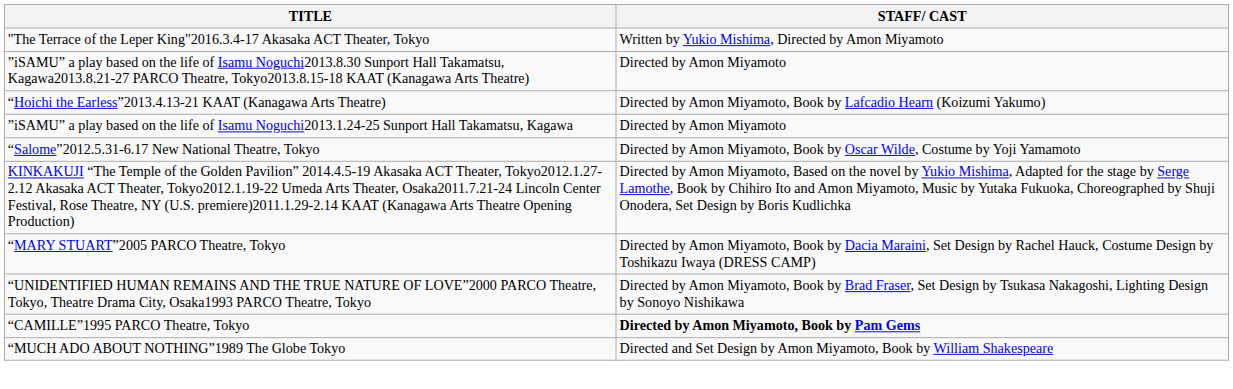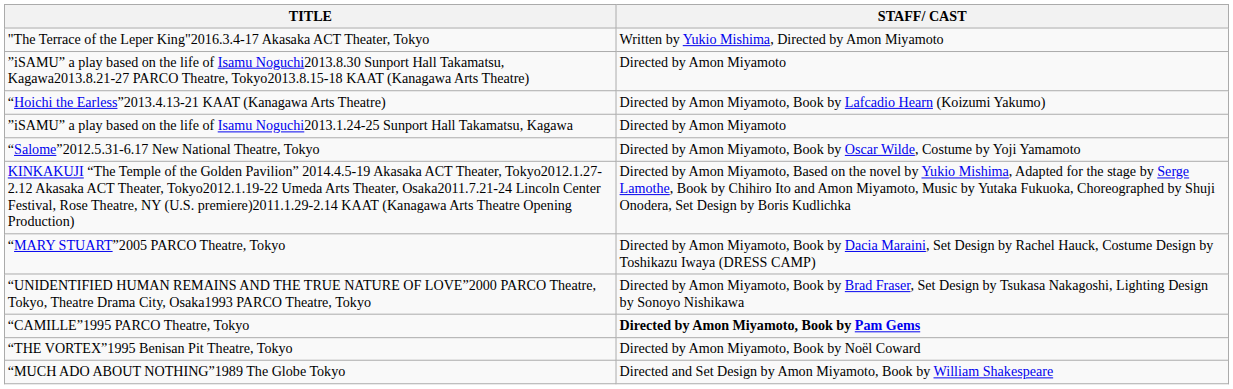+ row: (150, 349)
